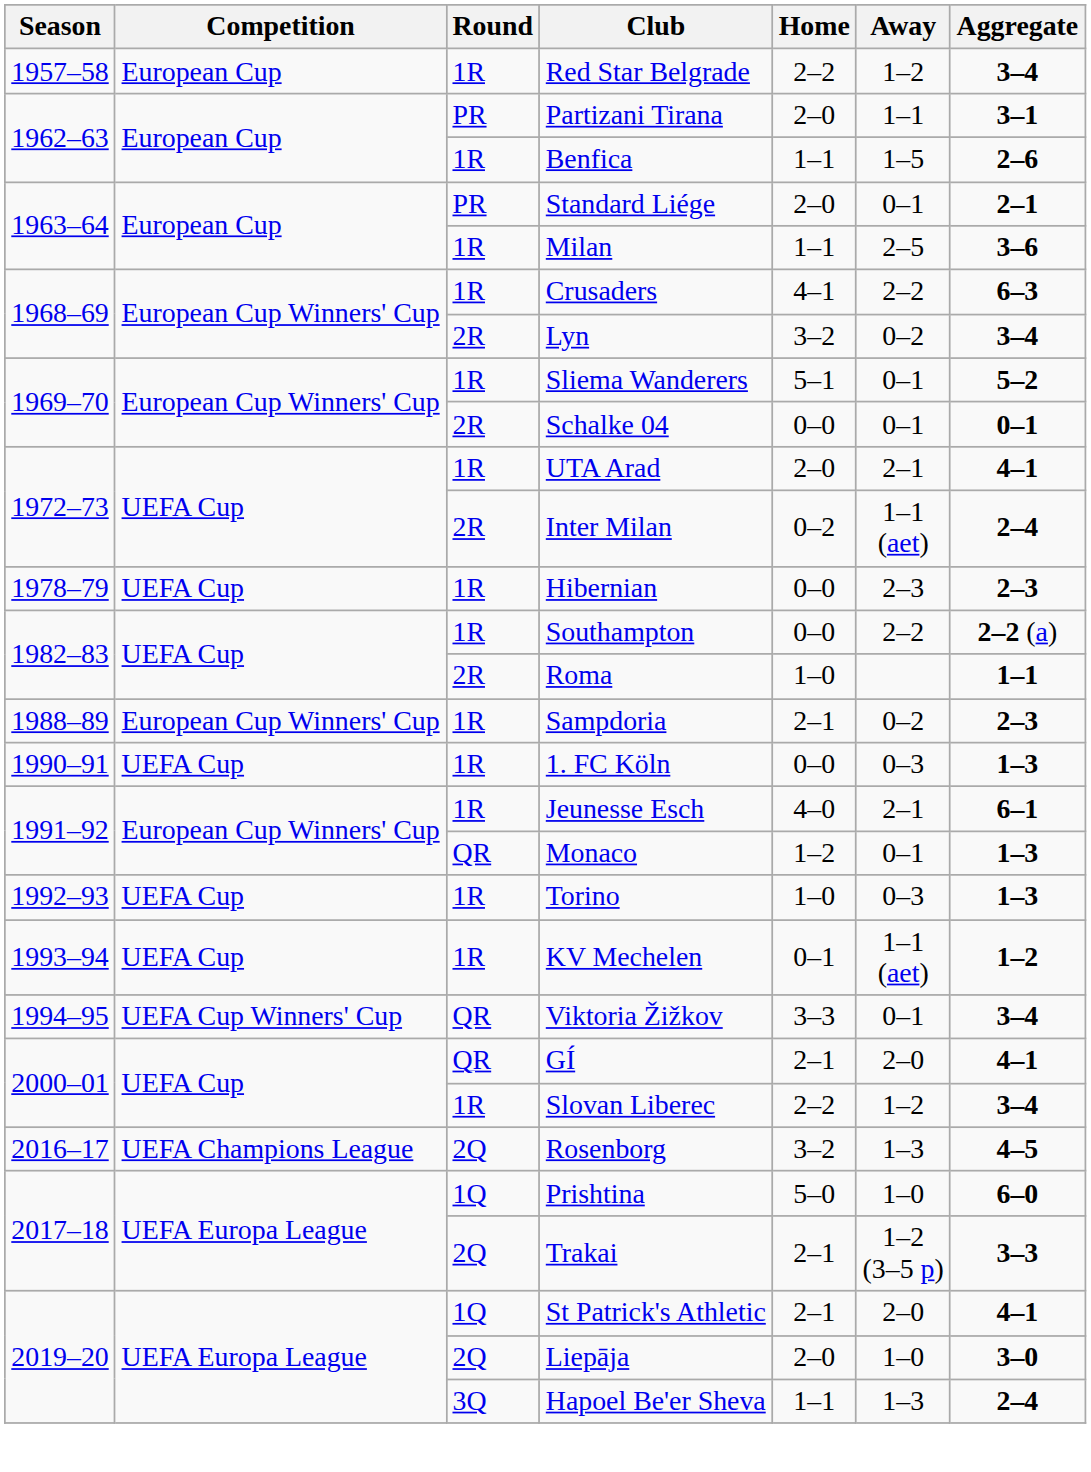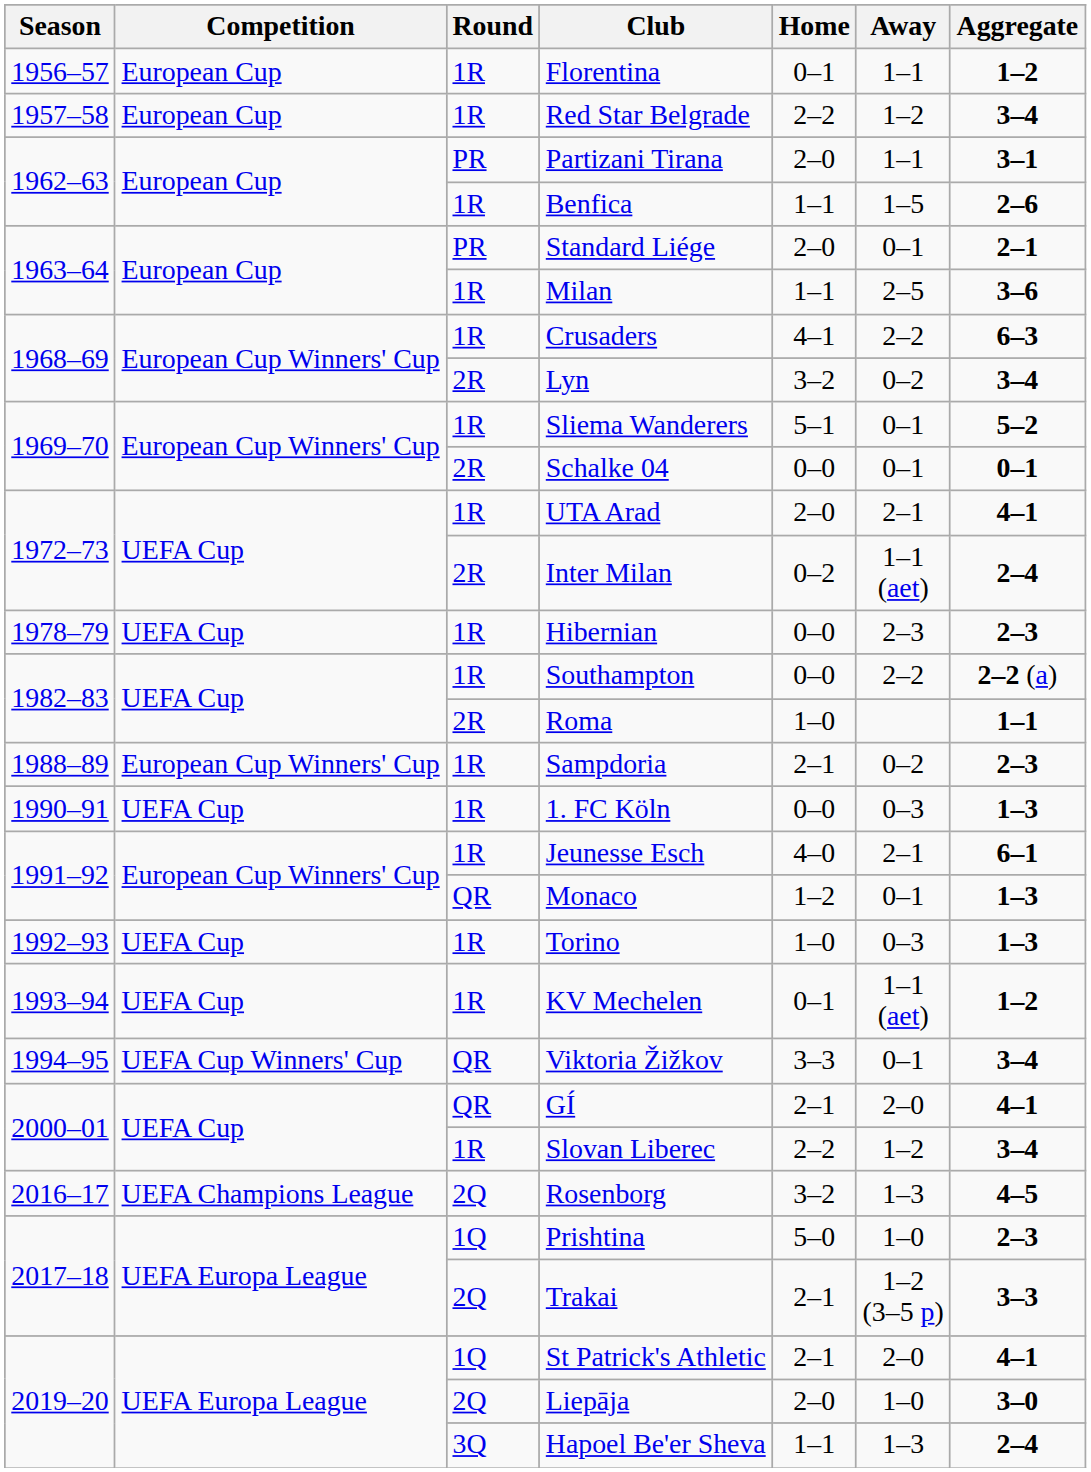+ row: (603, 70)
(1017, 1193) 6–0 -> (1017, 1237) 2–3
